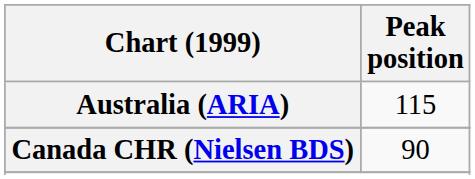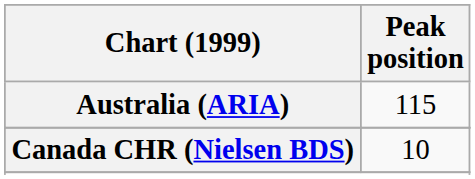(415, 149) 90 -> (415, 149) 10
